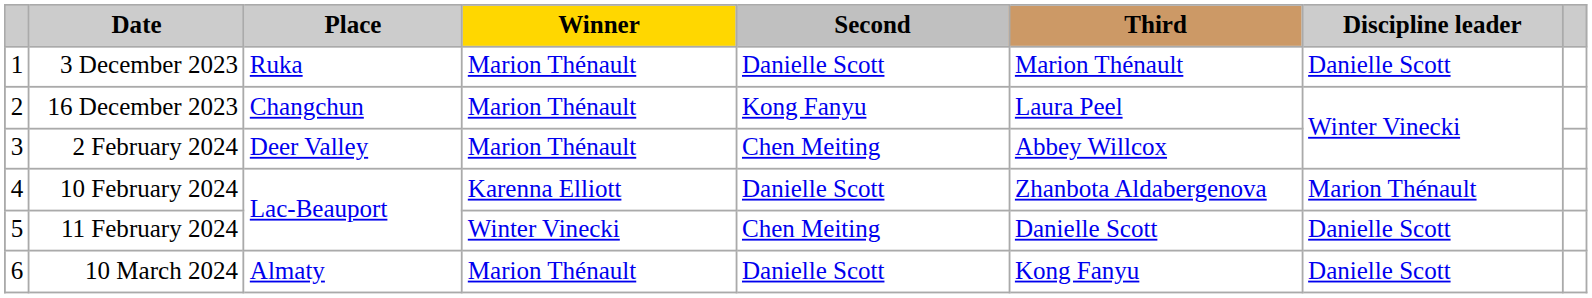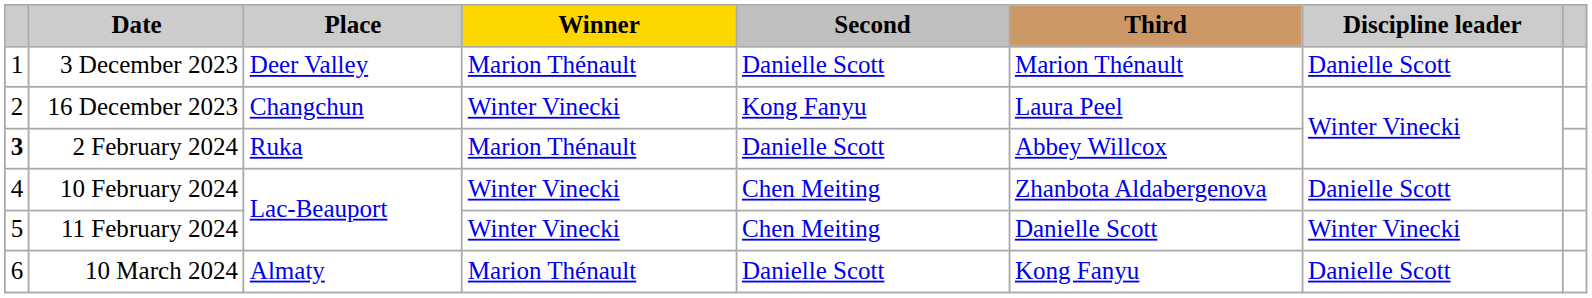(276, 65) Ruka -> (309, 65) Deer Valley
(552, 106) Marion Thénault -> (544, 106) Winter Vinecki
(17, 147) normal -> (17, 147) bold
(309, 147) Deer Valley -> (276, 147) Ruka
(811, 147) Chen Meiting -> (813, 147) Danielle Scott
(545, 188) Karenna Elliott -> (544, 188) Winter Vinecki
(813, 188) Danielle Scott -> (811, 188) Chen Meiting
(1392, 188) Marion Thénault -> (1379, 188) Danielle Scott
(1379, 229) Danielle Scott -> (1384, 229) Winter Vinecki
